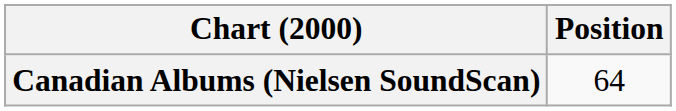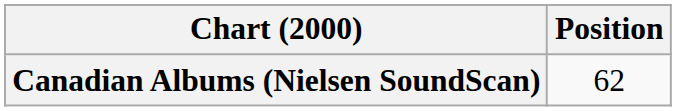(609, 79) 64 -> (609, 79) 62
